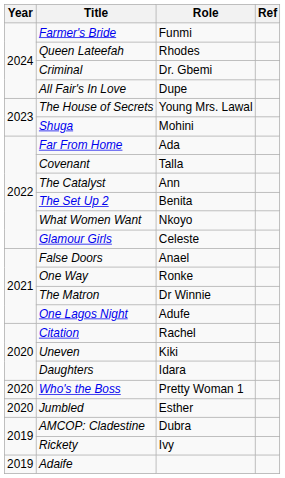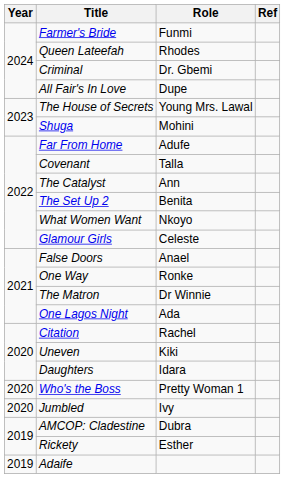(169, 145) Ada -> (174, 145) Adufe
(174, 314) Adufe -> (169, 314) Ada
(176, 408) Esther -> (166, 408) Ivy
(166, 445) Ivy -> (176, 445) Esther
